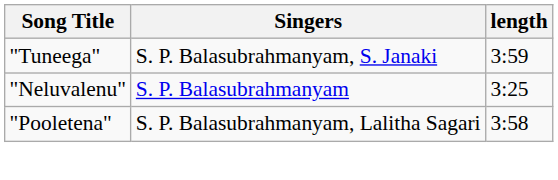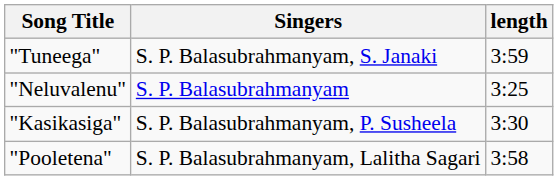+ row: (65, 123)
